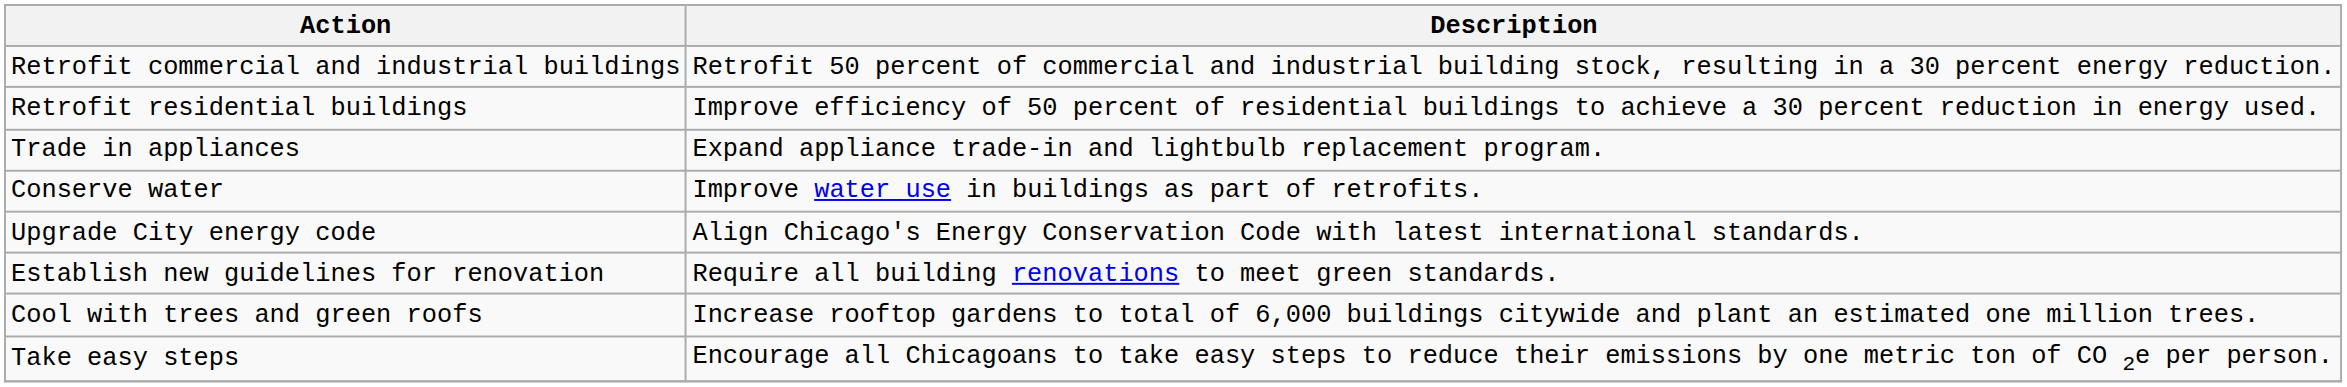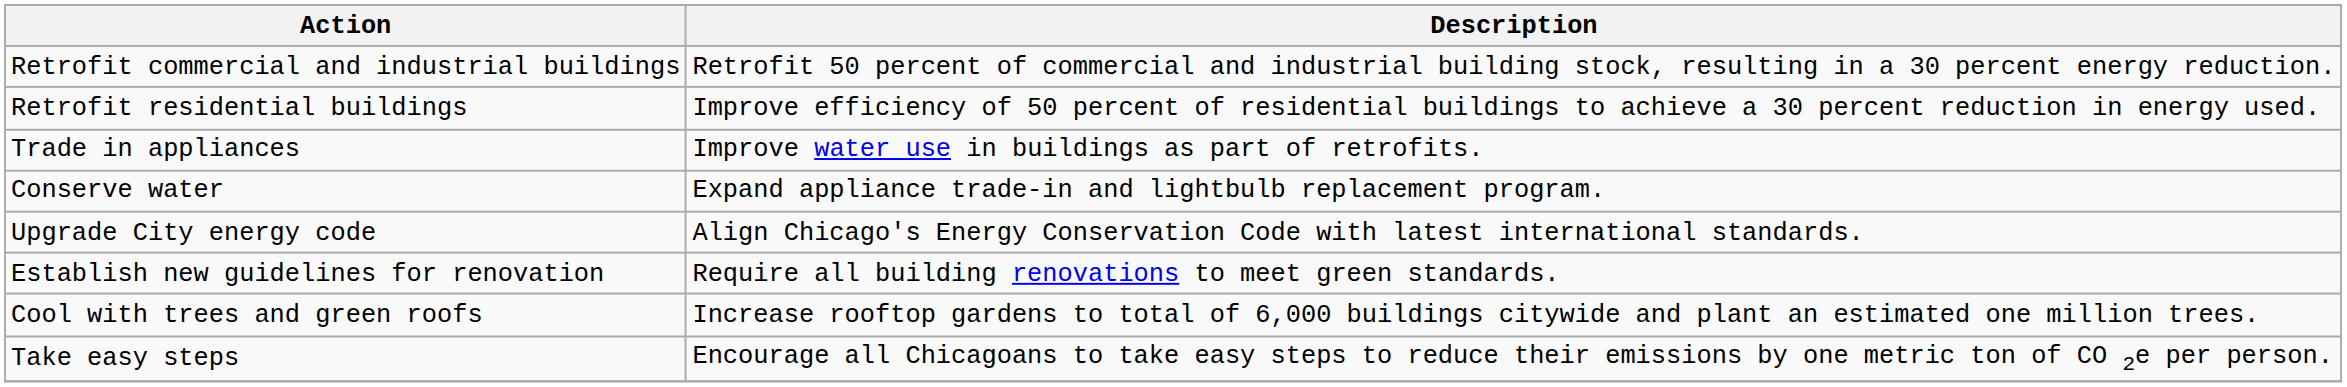(1149, 150) Expand appliance trade-in and lightbulb replacement program. -> (1088, 150) Improve water use in buildings as part of retrofits.
(1088, 191) Improve water use in buildings as part of retrofits. -> (1149, 191) Expand appliance trade-in and lightbulb replacement program.
